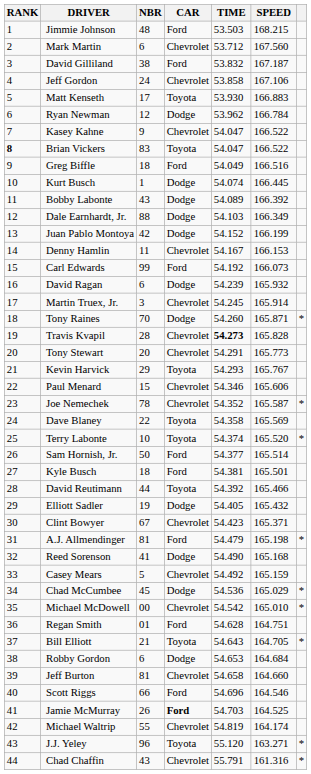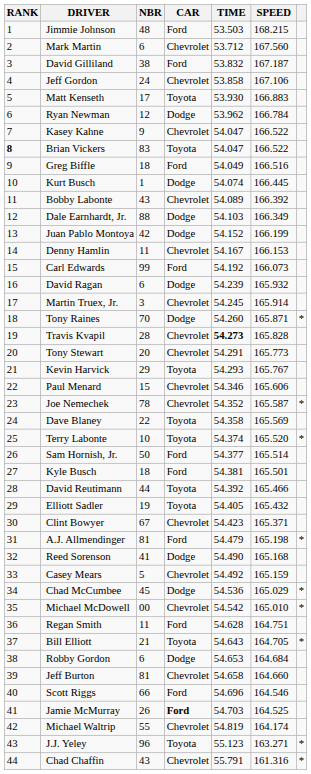(181, 200) Dodge -> (188, 200) Chevrolet
(181, 506) Dodge -> (181, 506) Toyota
(144, 625) 01 -> (144, 625) 11
(231, 744) 55.120 -> (231, 744) 55.123
